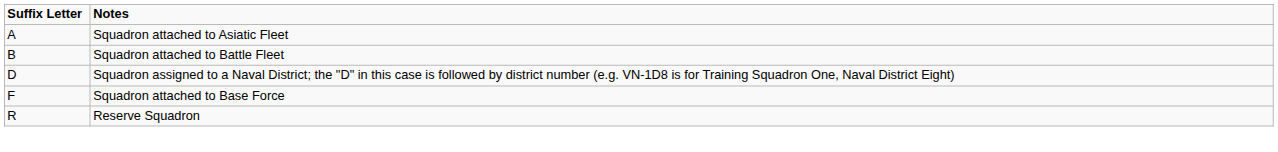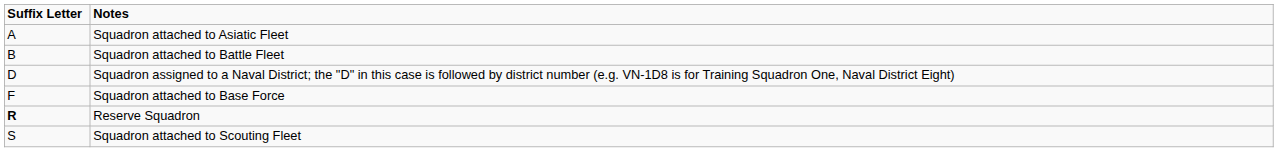(12, 116) normal -> (12, 116) bold
+ row: (197, 136)
